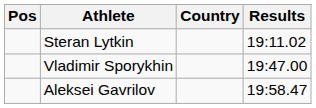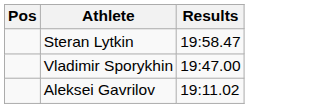- column: (210, 16)
(276, 41) 19:11.02 -> (210, 41) 19:58.47
(277, 90) 19:58.47 -> (210, 90) 19:11.02
